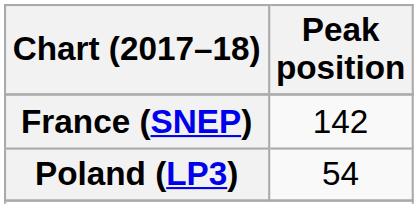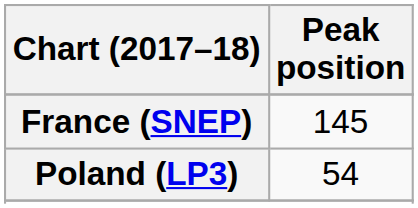(341, 121) 142 -> (341, 121) 145
